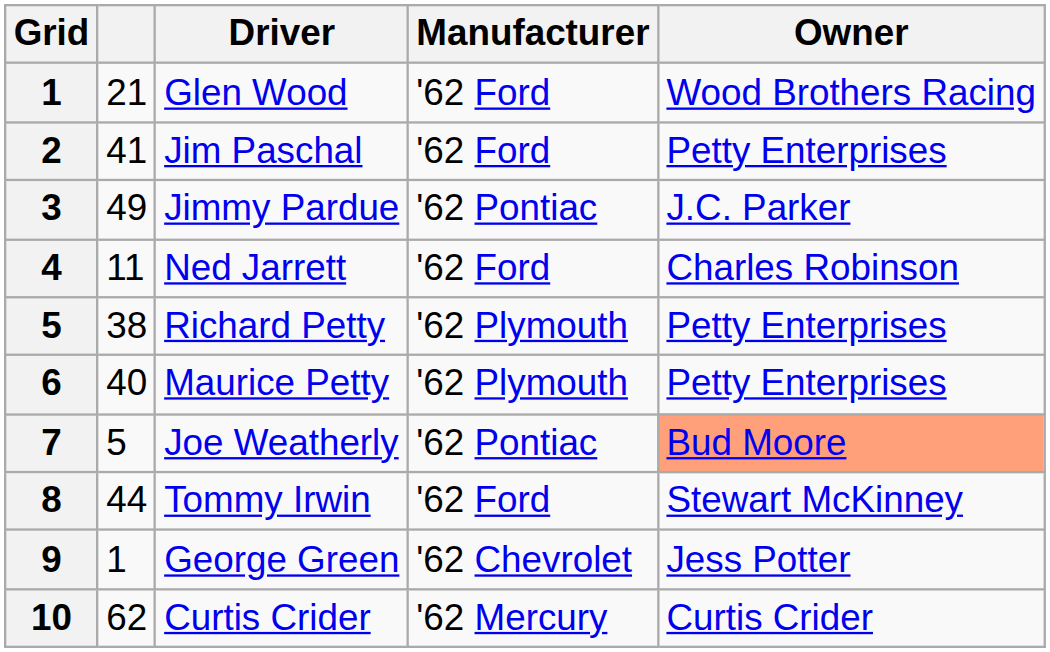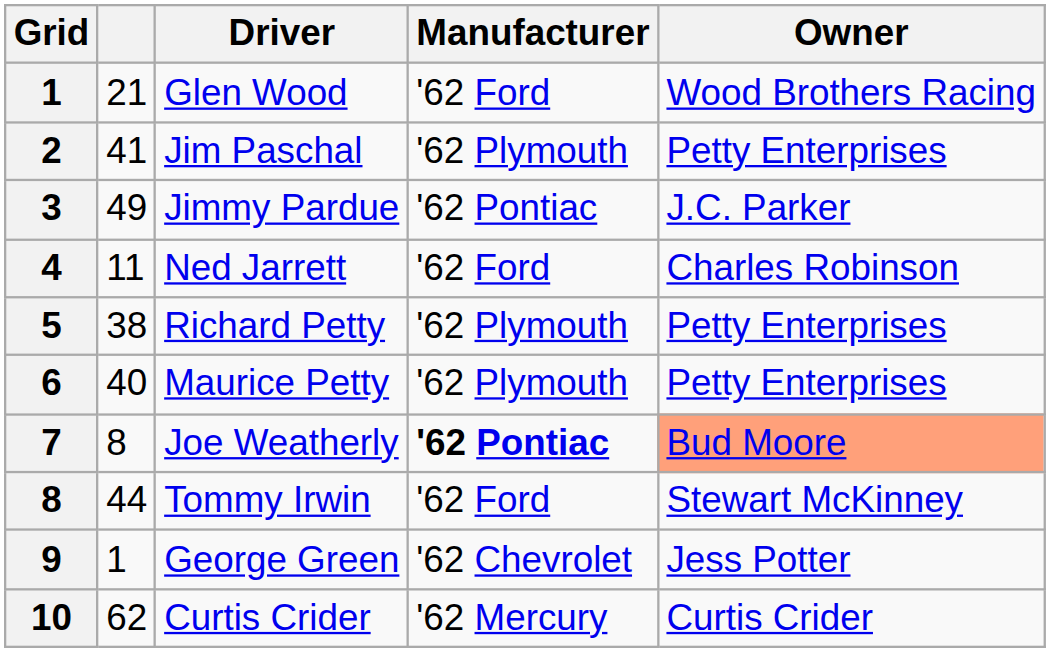(483, 150) '62 Ford -> (522, 150) '62 Plymouth
(116, 442) 5 -> (116, 442) 8
(507, 442) normal -> (513, 442) bold
